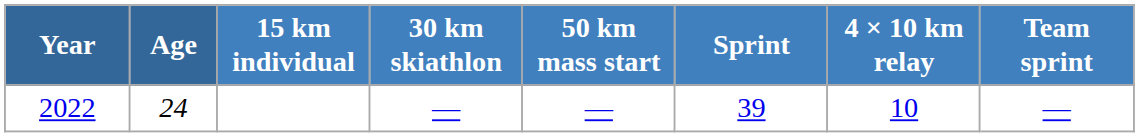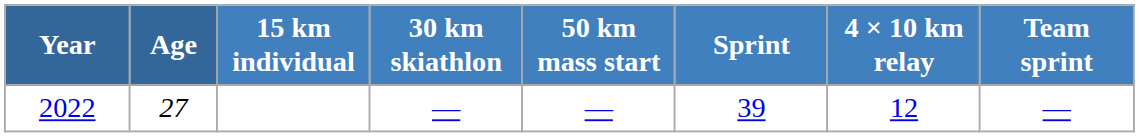(173, 108) 24 -> (173, 108) 27
(904, 108) 10 -> (904, 108) 12
